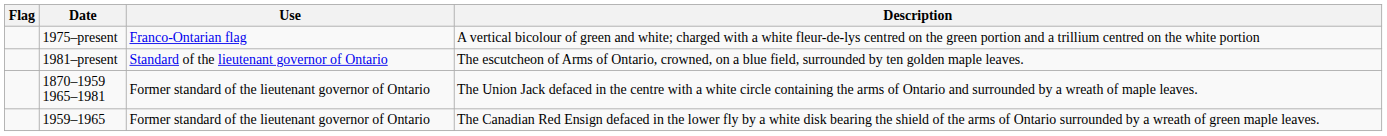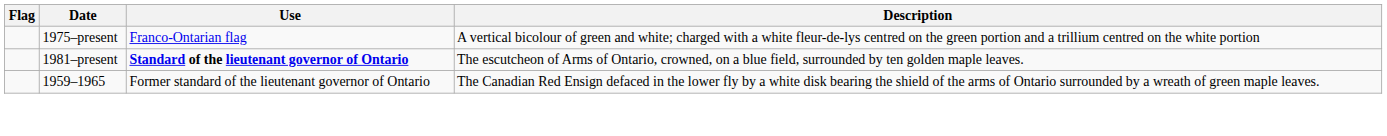(259, 59) normal -> (269, 59) bold
- row: (74, 89)
